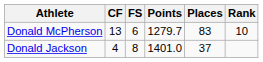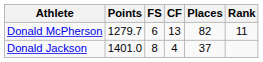columns swapped: (115, 14) <-> (165, 14)
(205, 31) 83 -> (205, 31) 82
(242, 31) 10 -> (242, 31) 11
